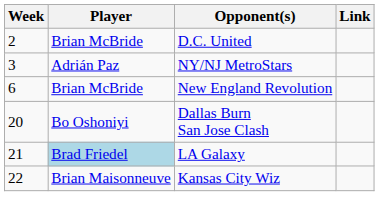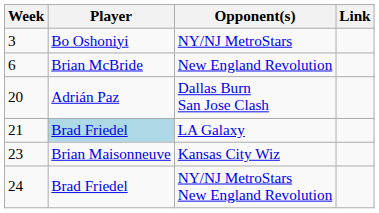- row: (215, 40)
(85, 64) Adrián Paz -> (90, 40) Bo Oshoniyi
(90, 121) Bo Oshoniyi -> (85, 97) Adrián Paz
(16, 178) 22 -> (16, 154) 23
+ row: (255, 186)
